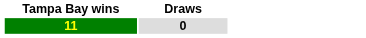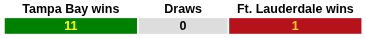+ column: (295, 9)
